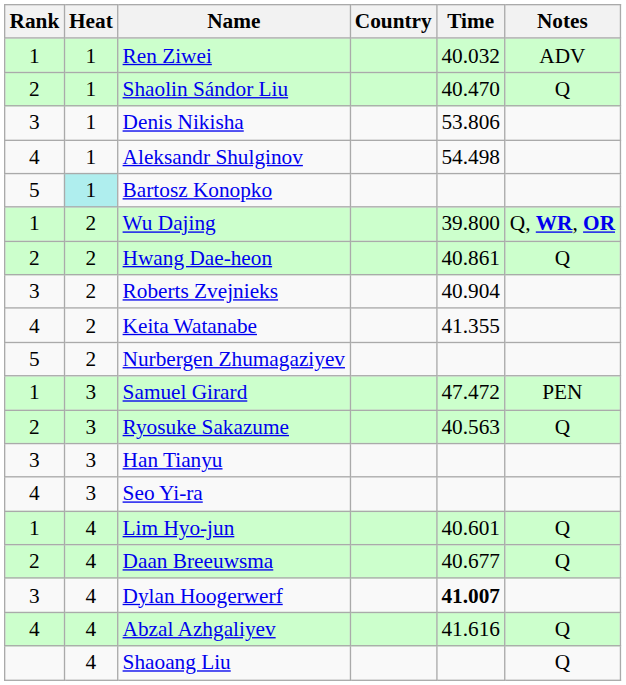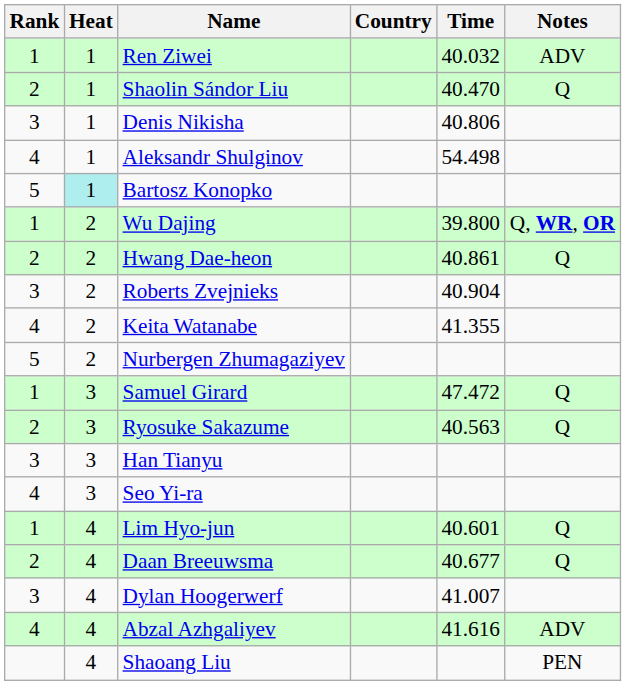(471, 122) 53.806 -> (471, 122) 40.806
(562, 392) PEN -> (562, 392) Q
(471, 595) bold -> (471, 595) normal
(562, 628) Q -> (562, 628) ADV
(562, 662) Q -> (562, 662) PEN
